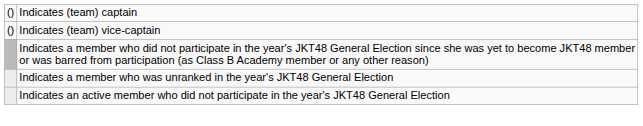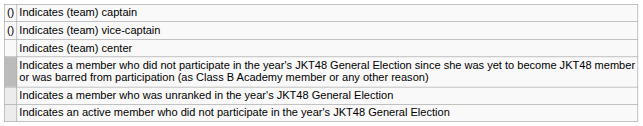+ row: (76, 48)
